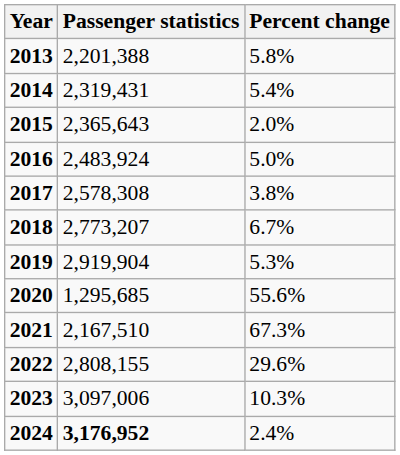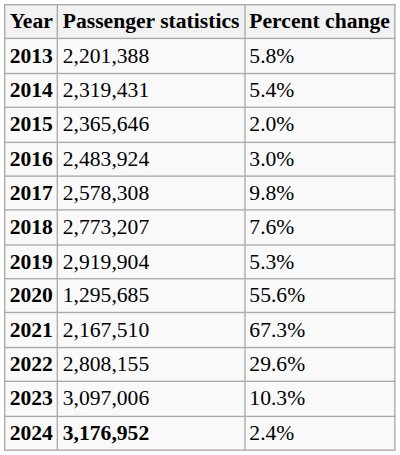(106, 124) 2,365,643 -> (106, 124) 2,365,646
(272, 158) 5.0% -> (272, 158) 3.0%
(272, 192) 3.8% -> (272, 192) 9.8%
(272, 227) 6.7% -> (272, 227) 7.6%
